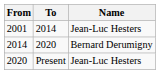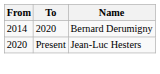- row: (17, 28)
